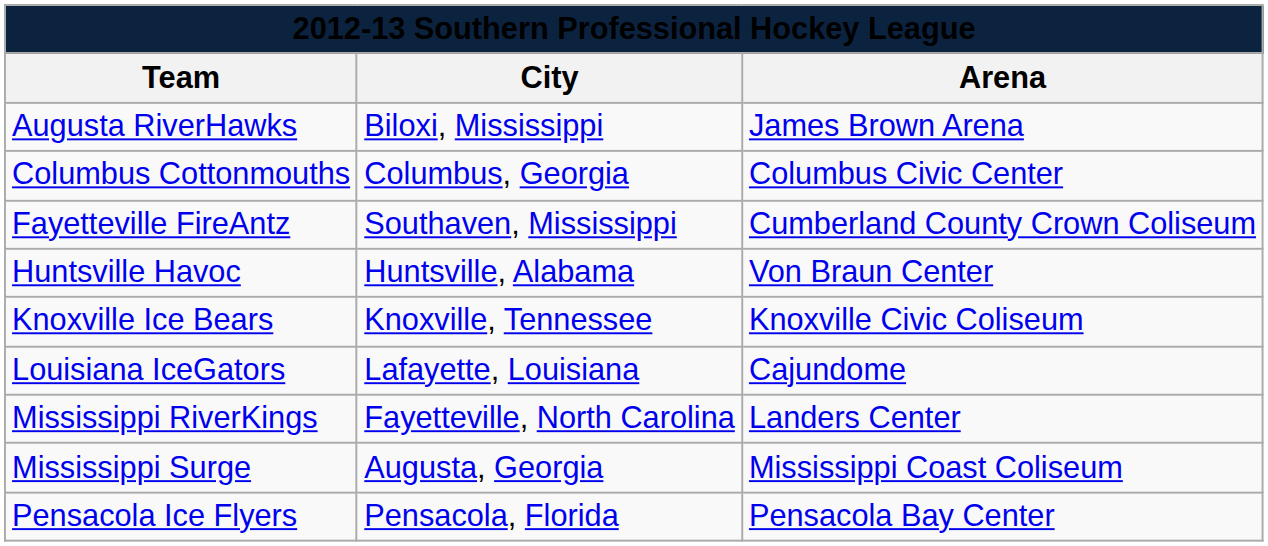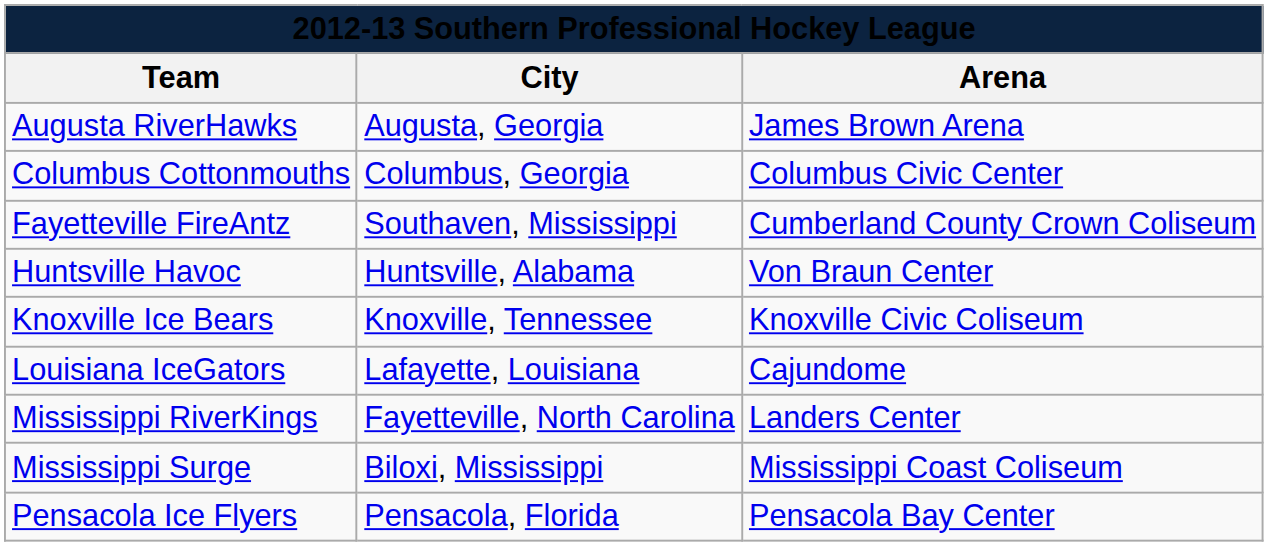(484, 126) Biloxi, Mississippi -> (484, 126) Augusta, Georgia
(484, 467) Augusta, Georgia -> (484, 467) Biloxi, Mississippi
